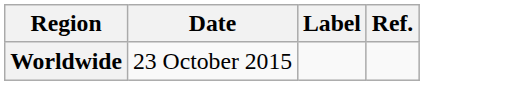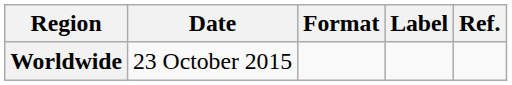+ column: (341, 23)
